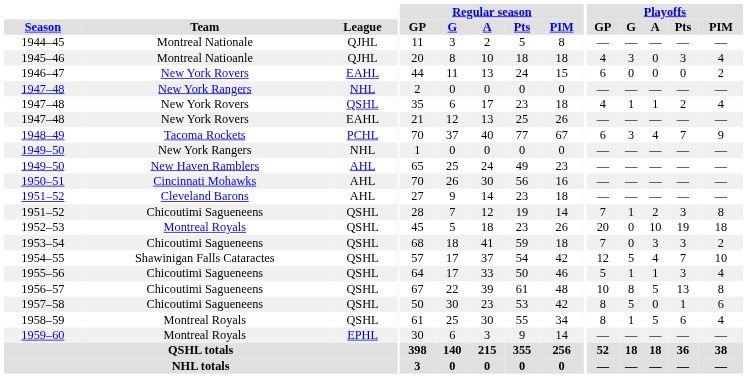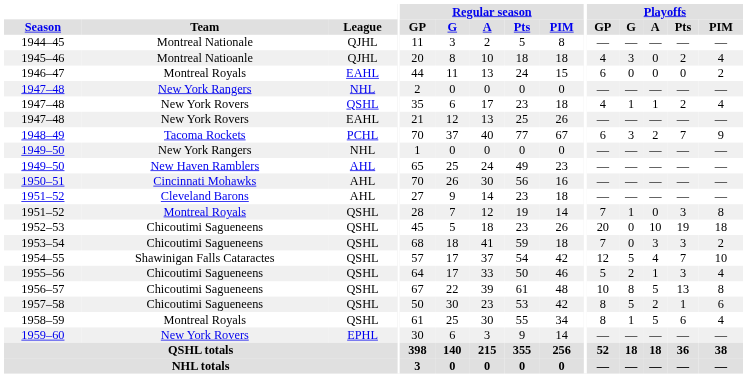(683, 58) 3 -> (683, 58) 2
(205, 73) New York Rovers -> (205, 73) Montreal Royals
(655, 135) 4 -> (655, 135) 2
(205, 212) Chicoutimi Sagueneens -> (205, 212) Montreal Royals
(655, 212) 2 -> (655, 212) 0
(205, 227) Montreal Royals -> (205, 227) Chicoutimi Sagueneens
(631, 273) 1 -> (631, 273) 2
(655, 304) 0 -> (655, 304) 2
(205, 335) Montreal Royals -> (205, 335) New York Rovers
